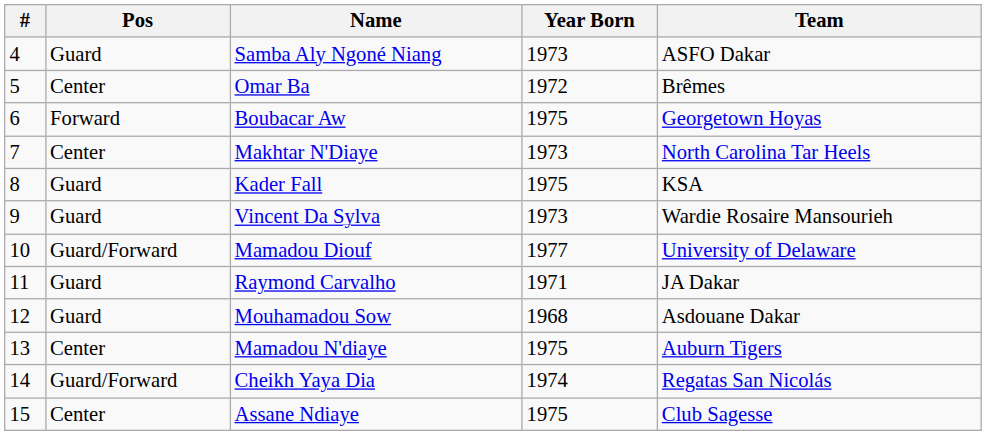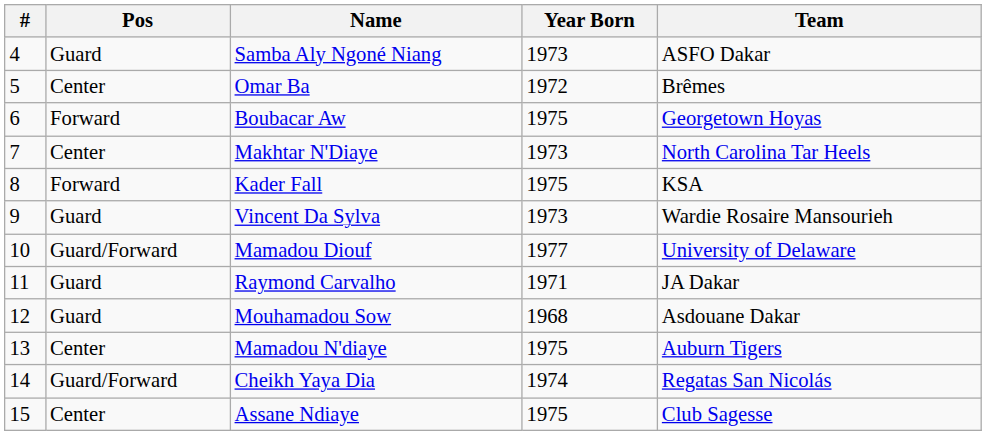(76, 184) Guard -> (85, 184) Forward
